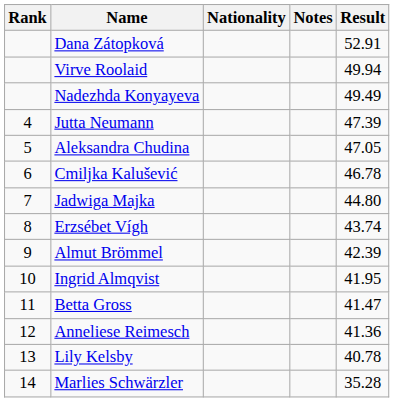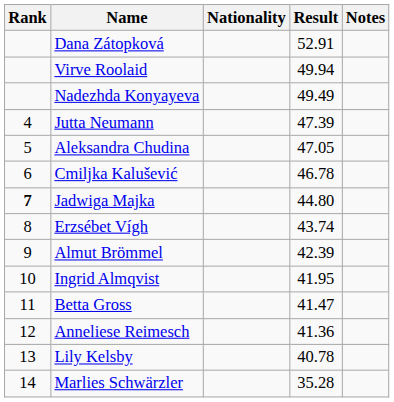columns swapped: (363, 17) <-> (313, 17)
(28, 200) normal -> (28, 200) bold
